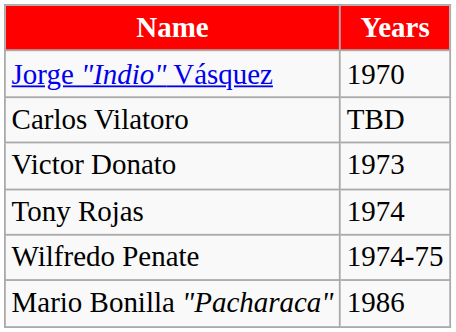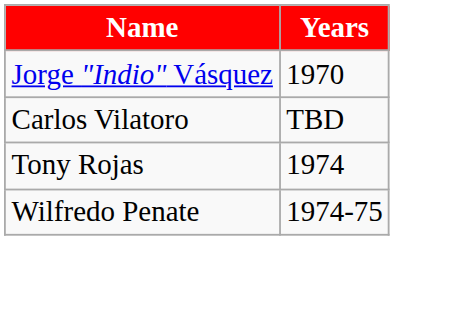- row: (94, 165)
- row: (173, 303)
